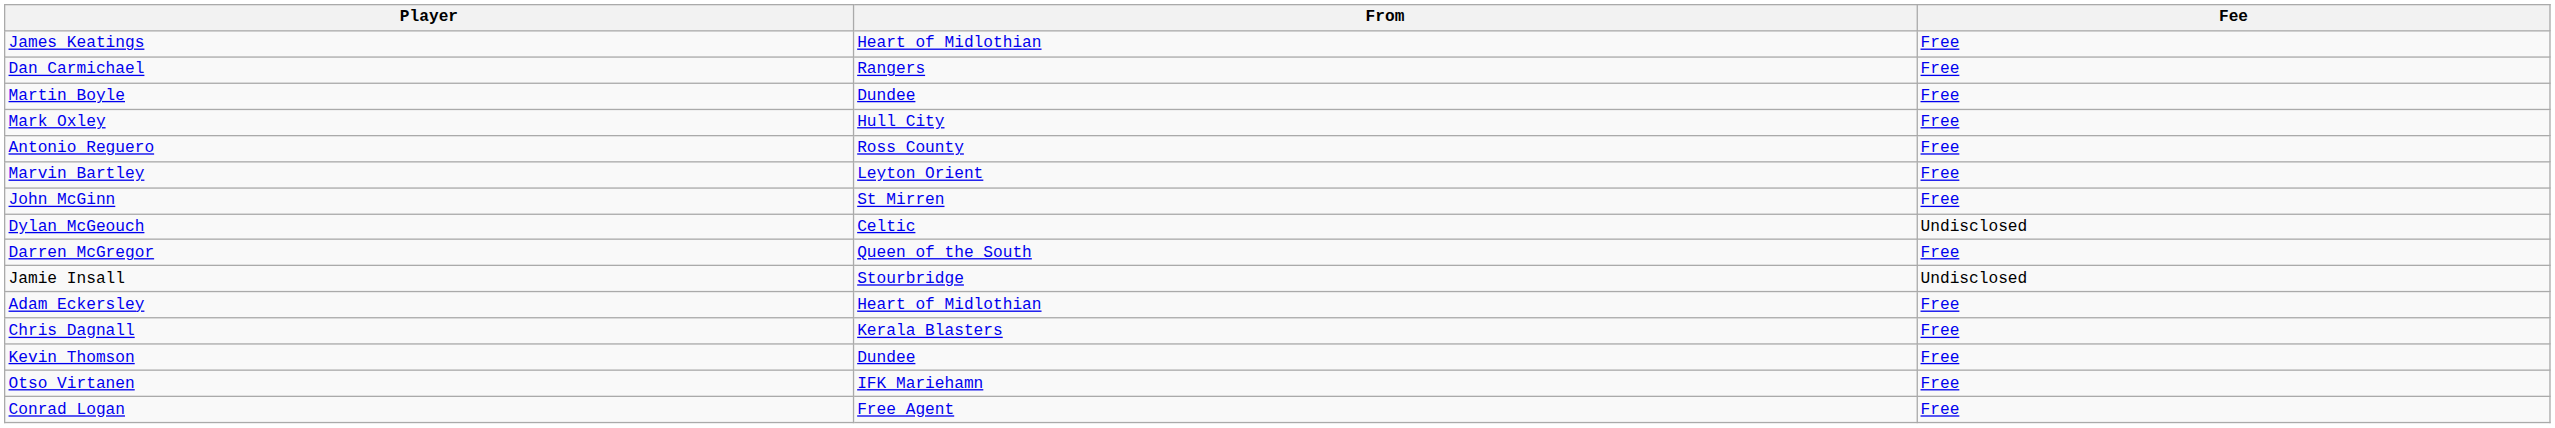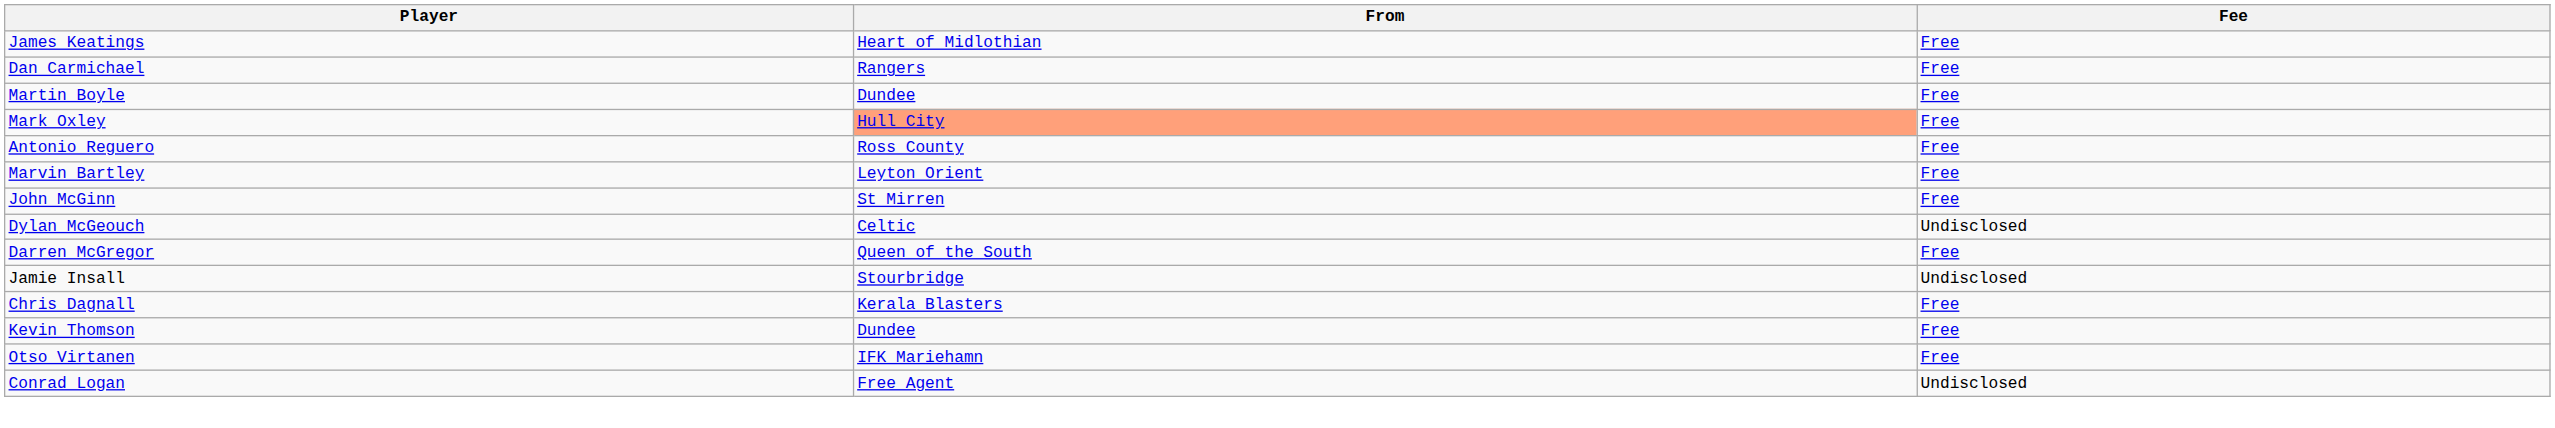(901, 123) no background -> (901, 123) lightsalmon background
- row: (76, 305)
(1940, 410) Free -> (1974, 384) Undisclosed
